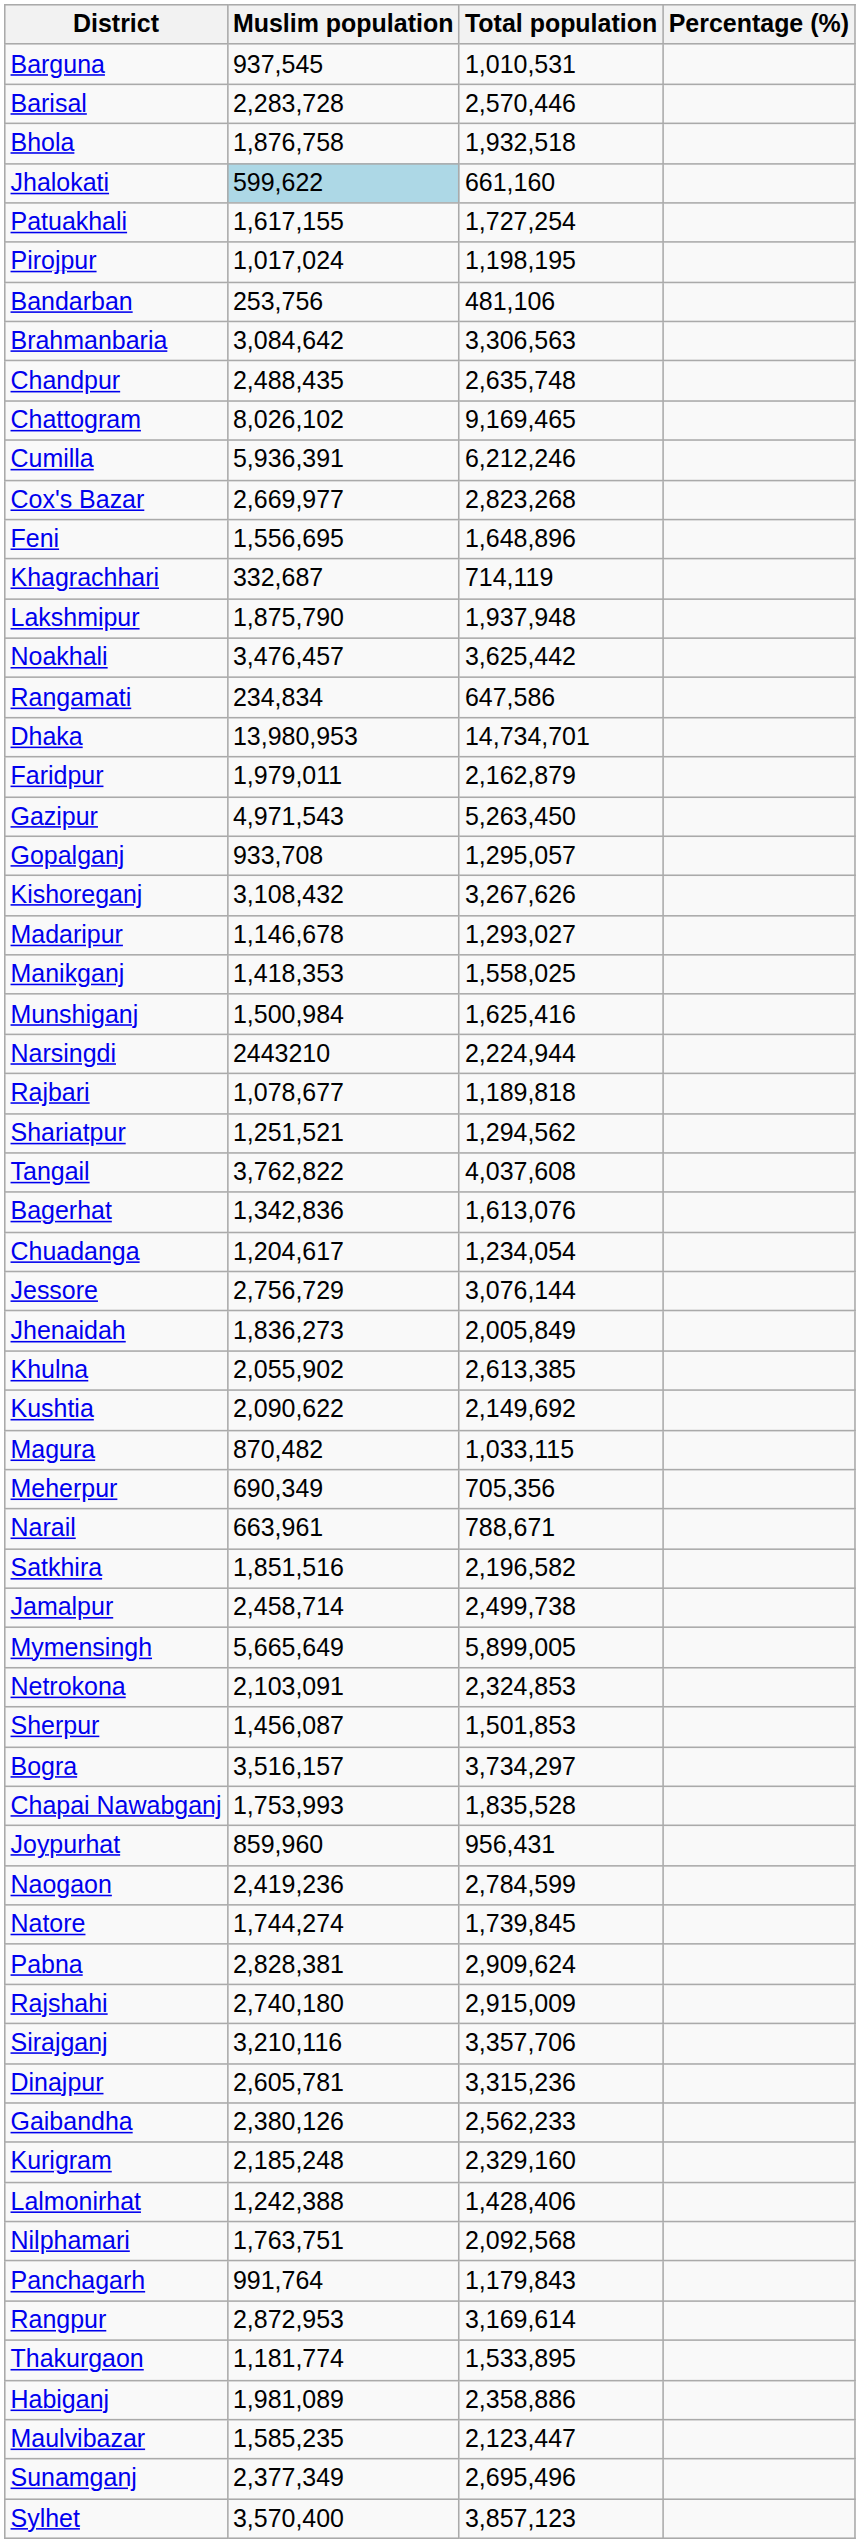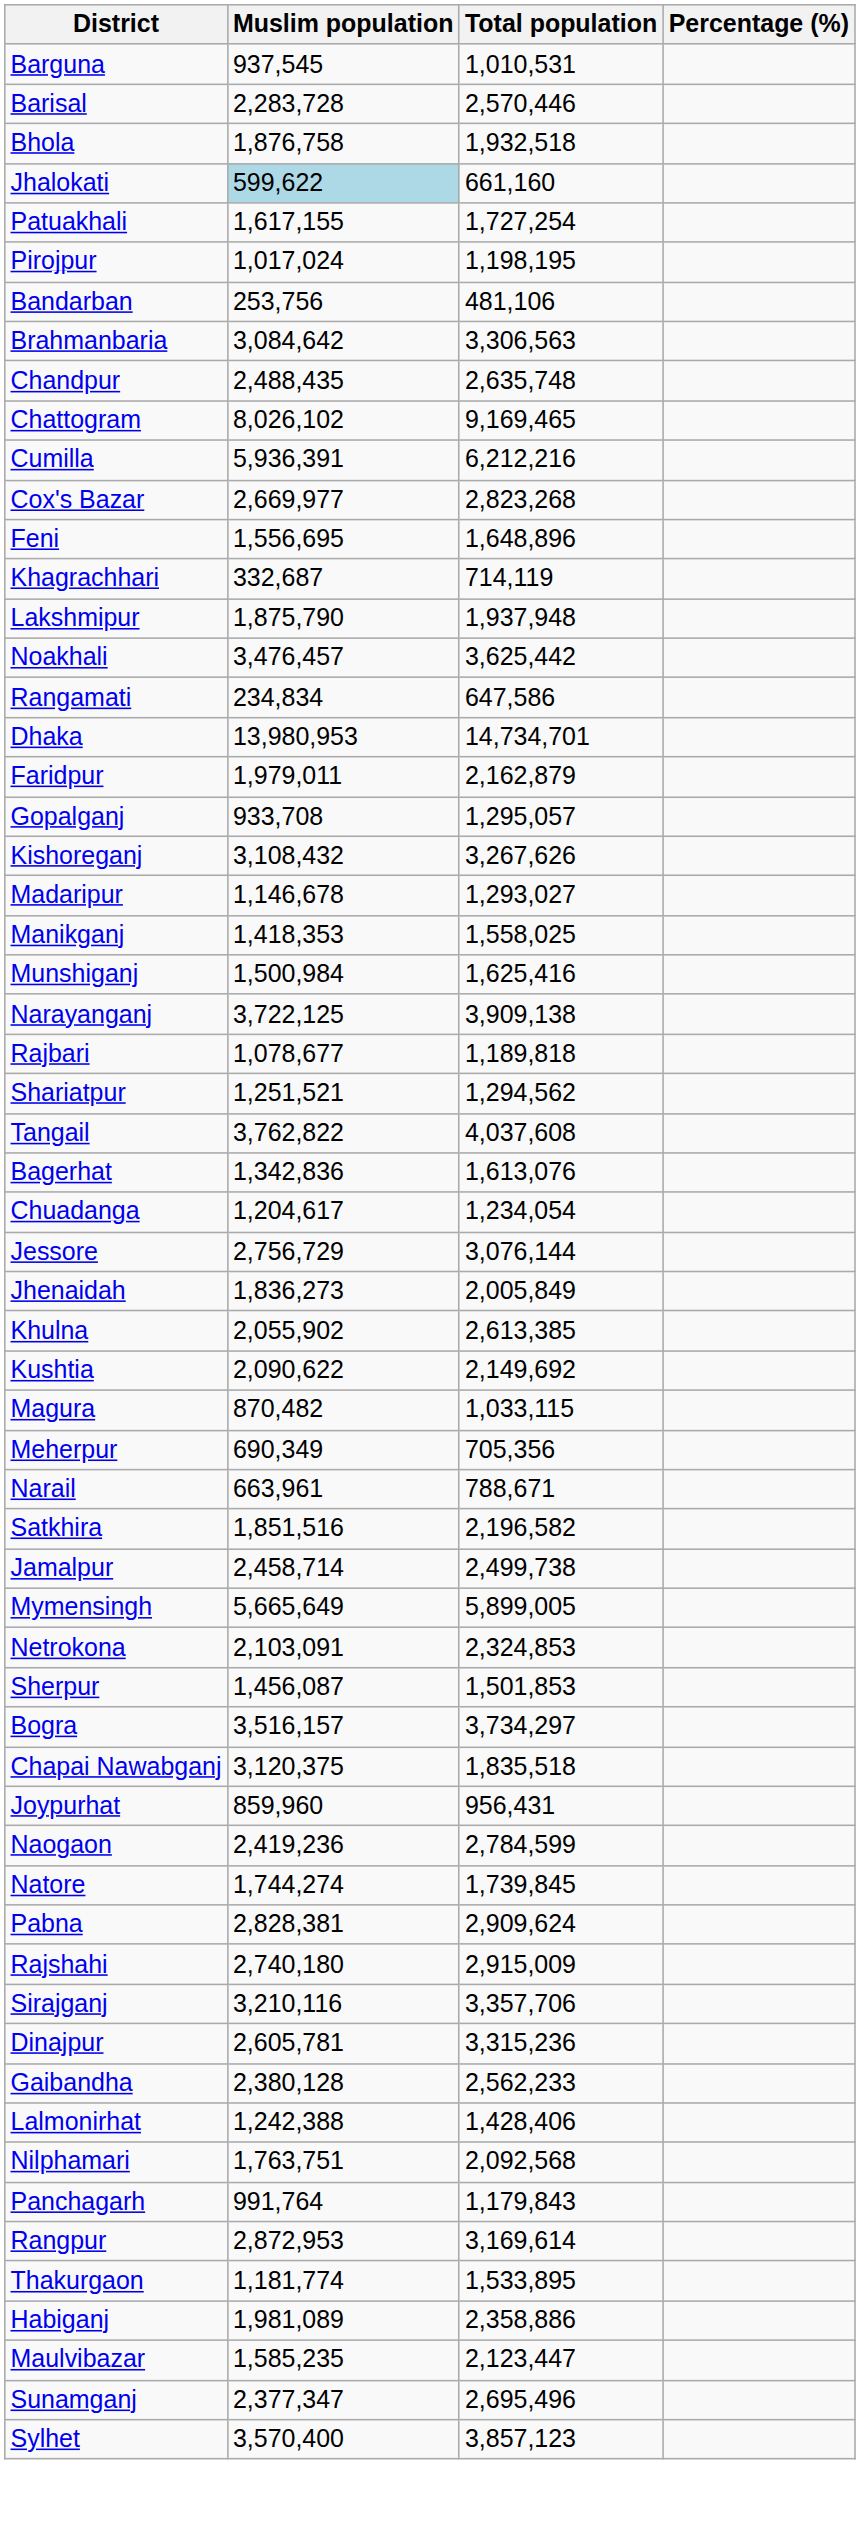(520, 459) 6,212,246 -> (520, 459) 6,212,216
- row: (54, 815)
+ row: (81, 1013)
- row: (63, 1053)
(288, 1805) 1,753,993 -> (288, 1766) 3,120,375
(520, 1805) 1,835,528 -> (520, 1766) 1,835,518
(288, 2122) 2,380,126 -> (288, 2082) 2,380,128
- row: (61, 2161)
(288, 2478) 2,377,349 -> (288, 2399) 2,377,347
